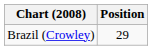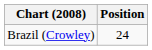(122, 34) 29 -> (122, 34) 24
